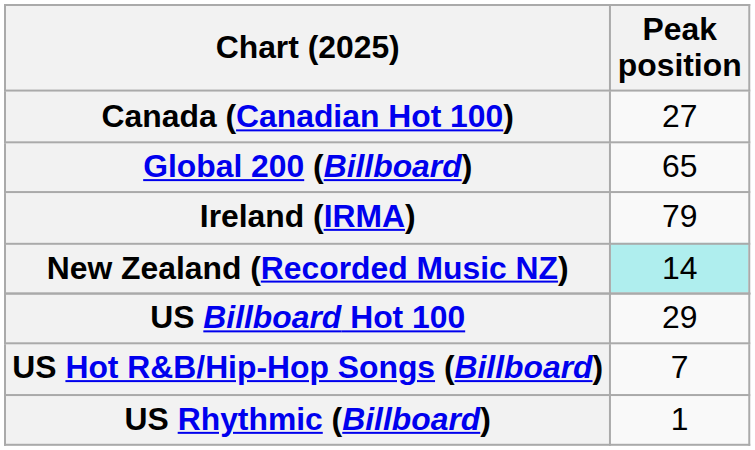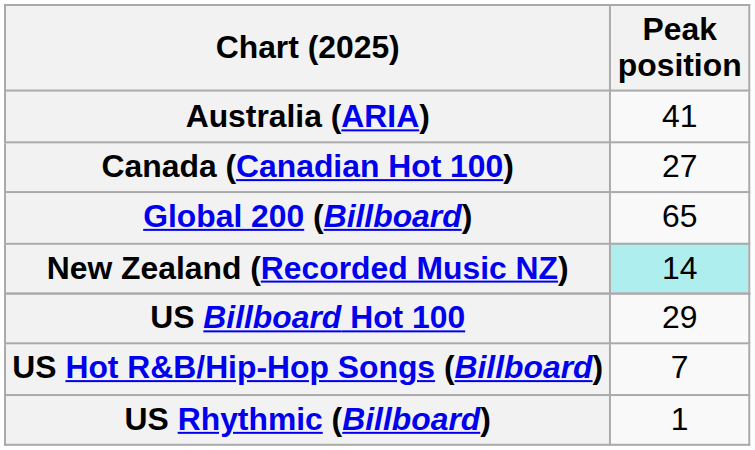+ row: (308, 116)
- row: (308, 217)
